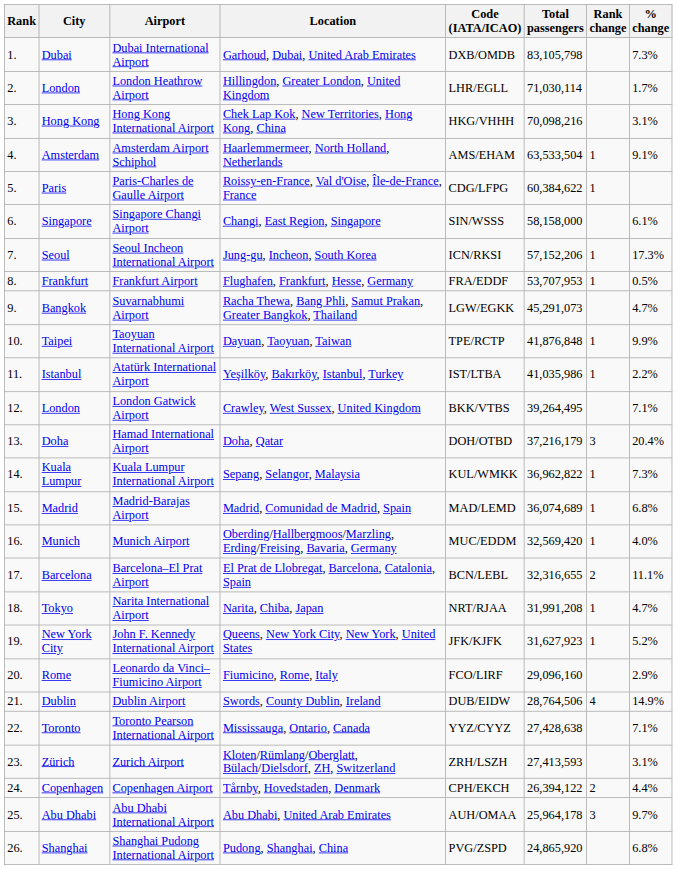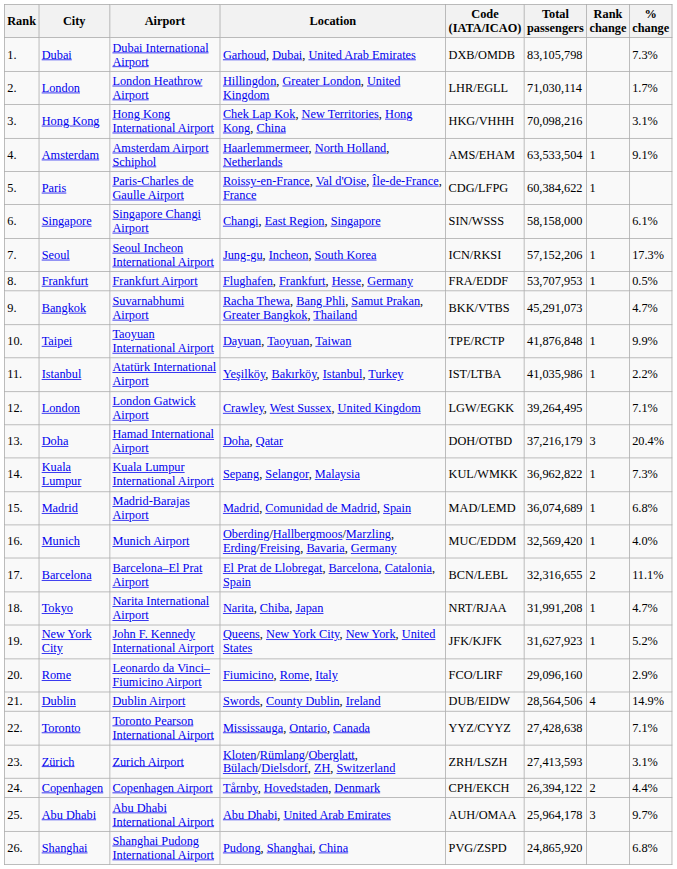(481, 307) LGW/EGKK -> (479, 307) BKK/VTBS
(479, 408) BKK/VTBS -> (481, 408) LGW/EGKK
(555, 701) 28,764,506 -> (555, 701) 28,564,506
